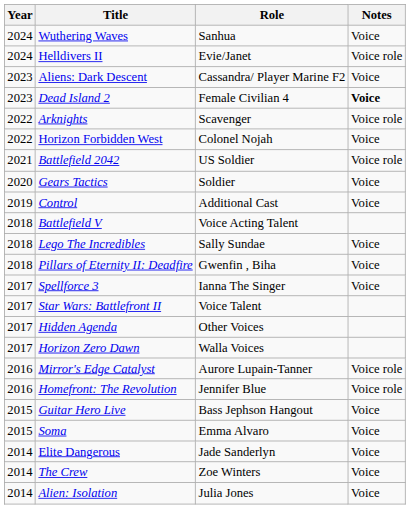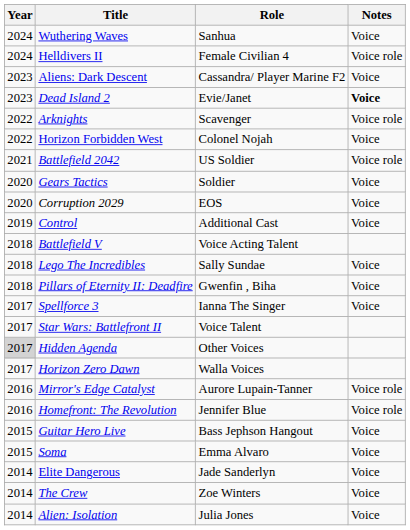(225, 56) Evie/Janet -> (244, 56) Female Civilian 4
(244, 98) Female Civilian 4 -> (225, 98) Evie/Janet
+ row: (81, 202)
(20, 327) no background -> (20, 347) lightgrey background
